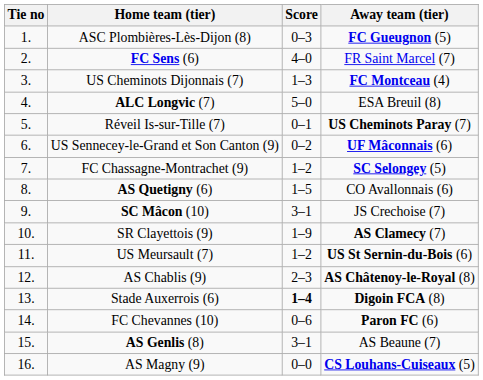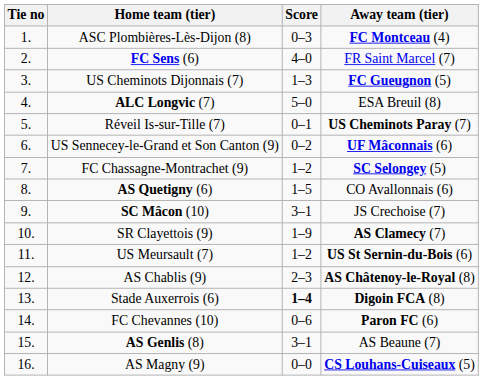(400, 37) FC Gueugnon (5) -> (400, 37) FC Montceau (4)
(400, 80) FC Montceau (4) -> (400, 80) FC Gueugnon (5)
